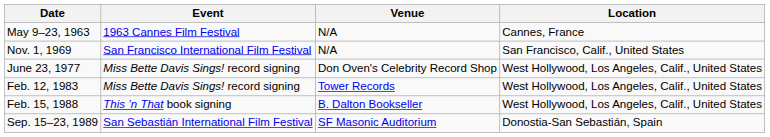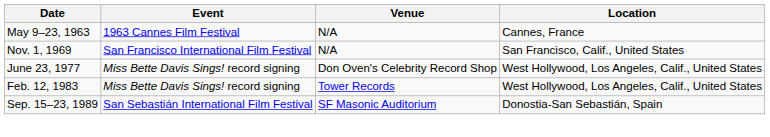- row: (43, 104)
